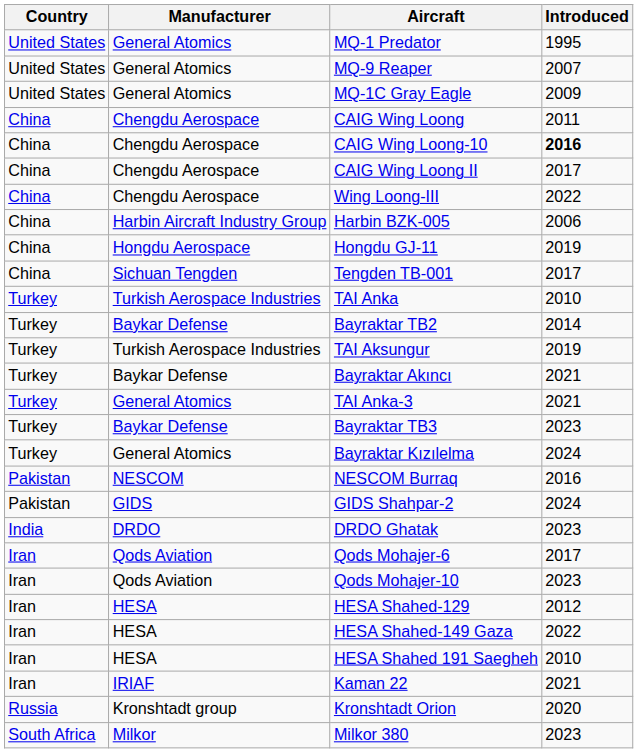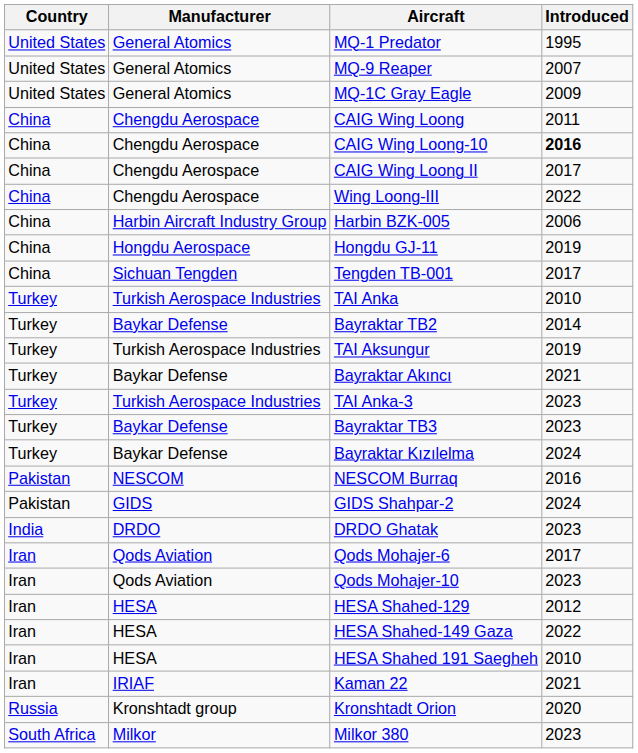(172, 401) General Atomics -> (217, 401) Turkish Aerospace Industries
(563, 401) 2021 -> (563, 401) 2023
(172, 453) General Atomics -> (170, 453) Baykar Defense
